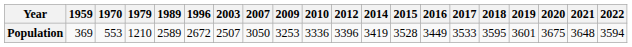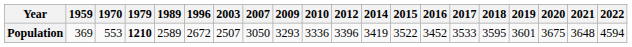(140, 33) normal -> (140, 33) bold
(287, 33) 3253 -> (287, 33) 3293
(406, 33) 3528 -> (406, 33) 3522
(435, 33) 3449 -> (435, 33) 3452
(612, 33) 3594 -> (612, 33) 4594
